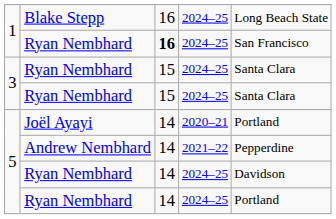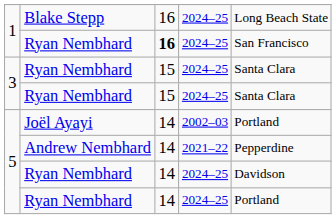(205, 122) 2020–21 -> (205, 122) 2002–03
